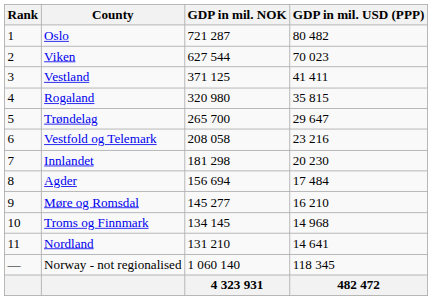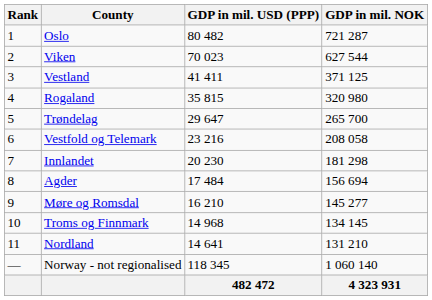columns swapped: (237, 14) <-> (358, 14)
